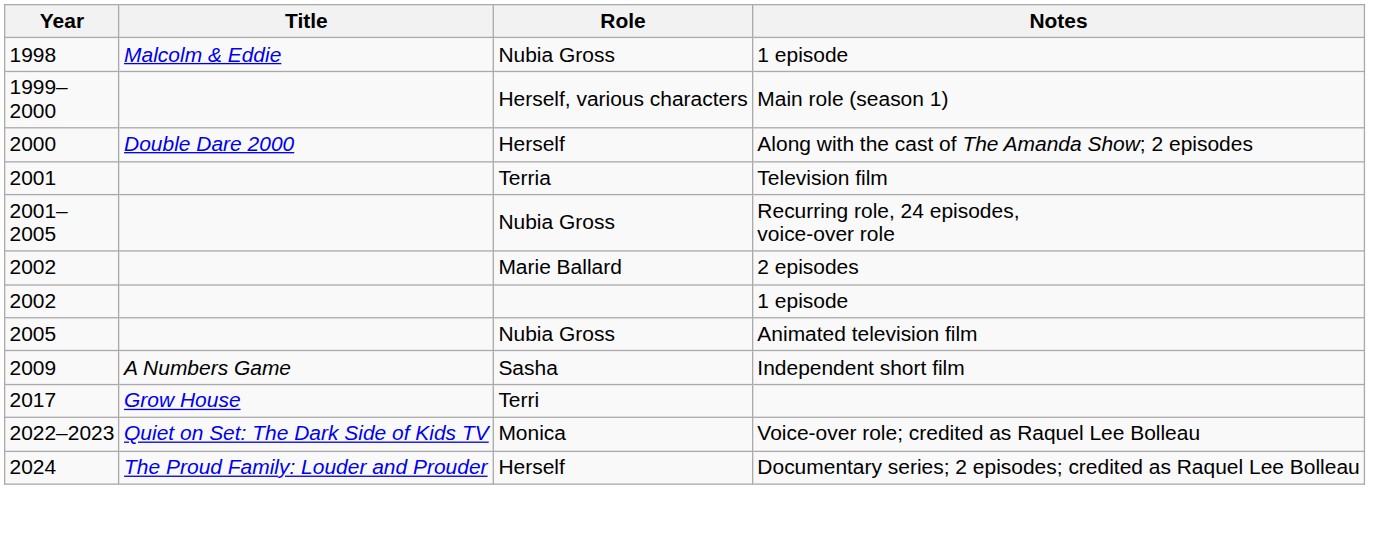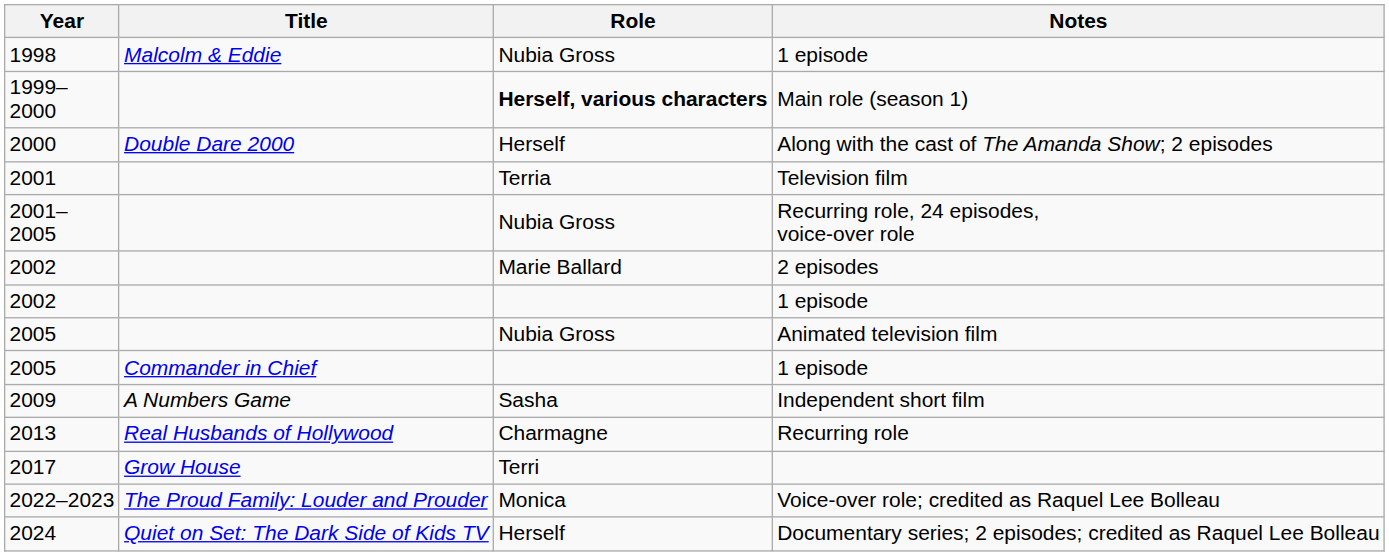(623, 99) normal -> (633, 99) bold
+ row: (33, 367)
+ row: (33, 433)
(306, 433) Quiet on Set: The Dark Side of Kids TV -> (306, 500) The Proud Family: Louder and Prouder
(306, 467) The Proud Family: Louder and Prouder -> (306, 533) Quiet on Set: The Dark Side of Kids TV
